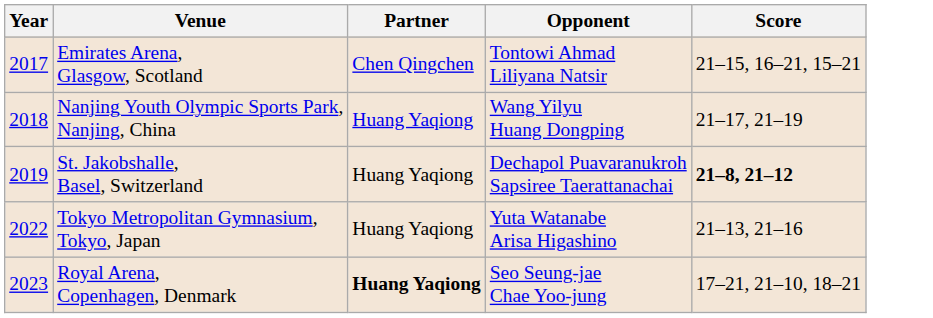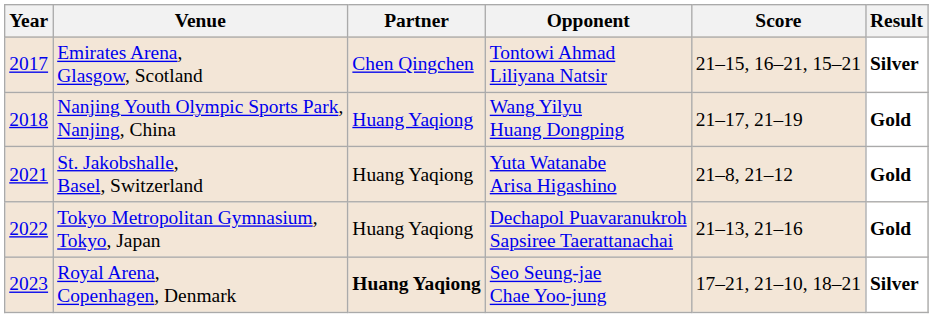+ column: (897, 20)
(29, 174) 2019 -> (29, 174) 2021
(588, 174) Dechapol Puavaranukroh Sapsiree Taerattanachai -> (553, 174) Yuta Watanabe Arisa Higashino
(744, 174) bold -> (744, 174) normal
(553, 229) Yuta Watanabe Arisa Higashino -> (588, 229) Dechapol Puavaranukroh Sapsiree Taerattanachai
